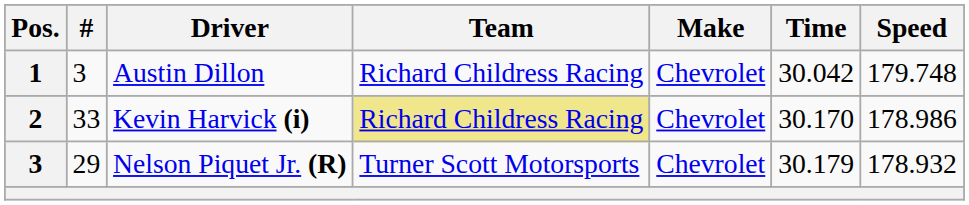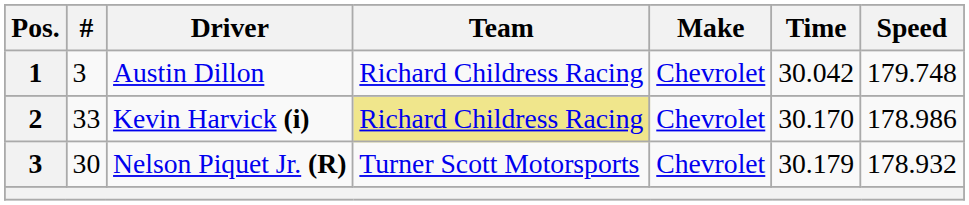(86, 164) 29 -> (86, 164) 30
